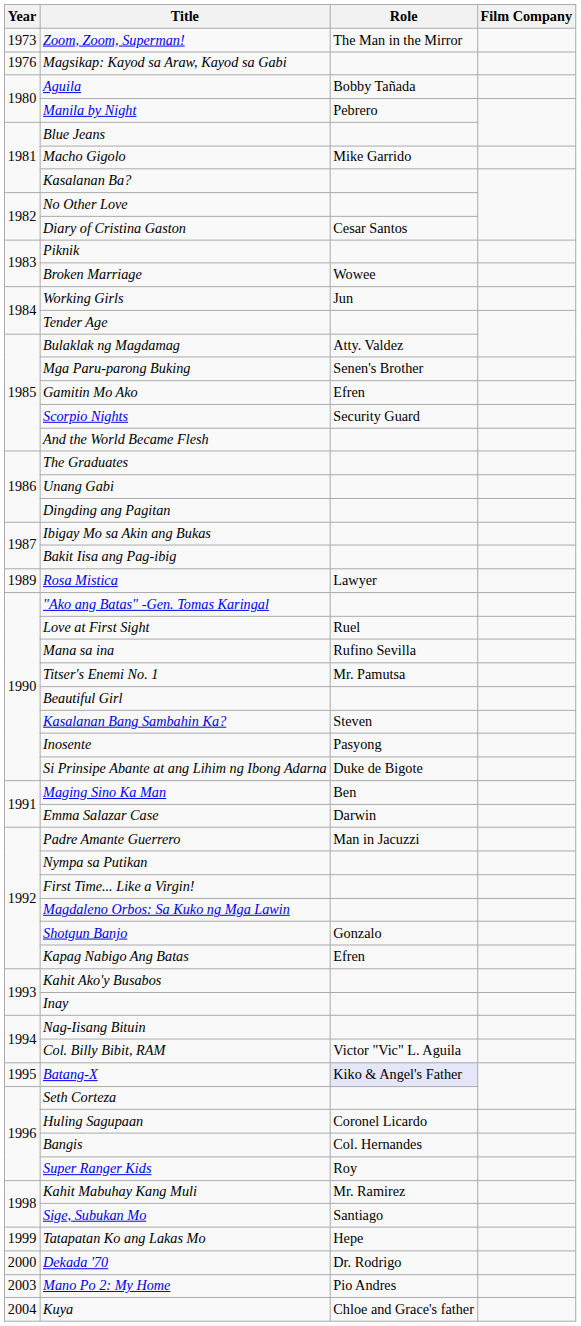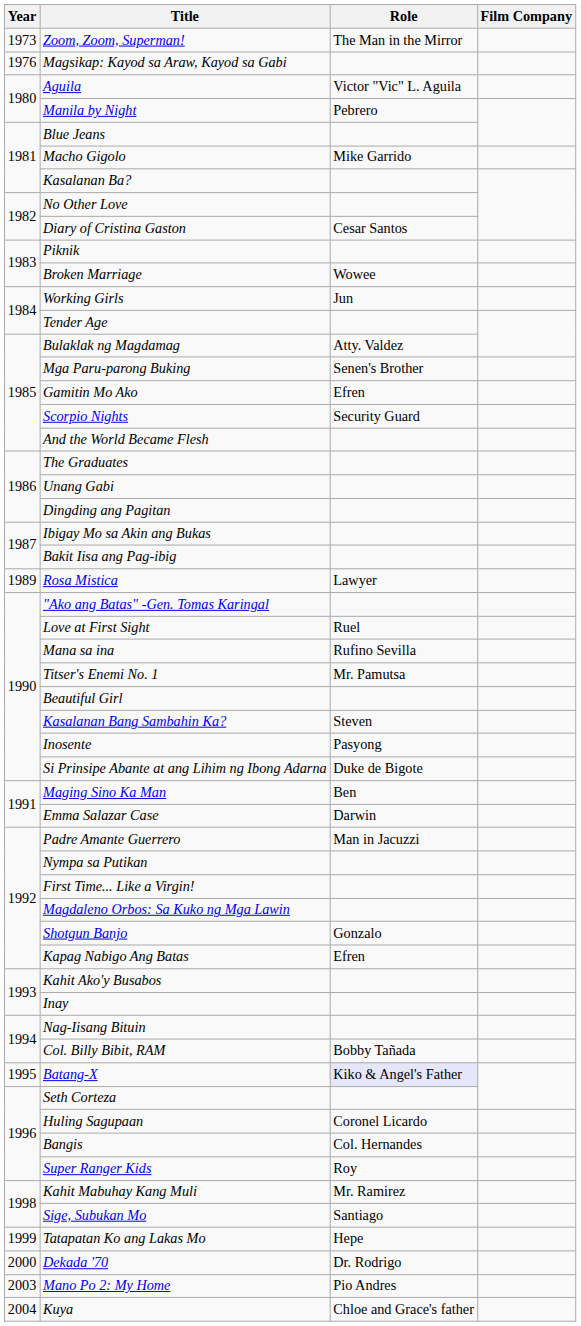(374, 87) Bobby Tañada -> (397, 87) Victor "Vic" L. Aguila
(397, 1051) Victor "Vic" L. Aguila -> (374, 1051) Bobby Tañada
